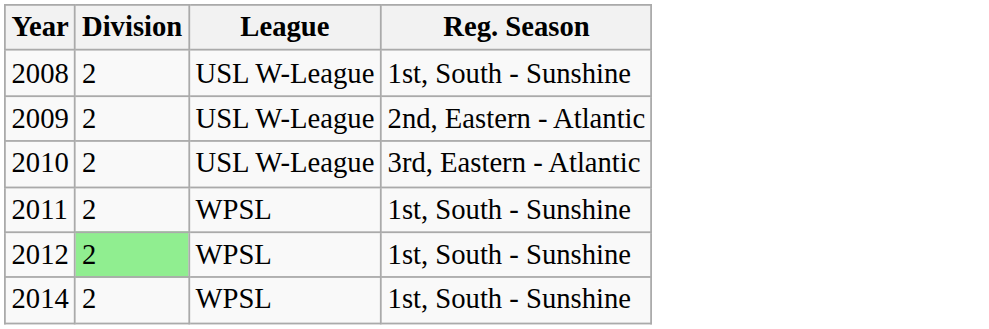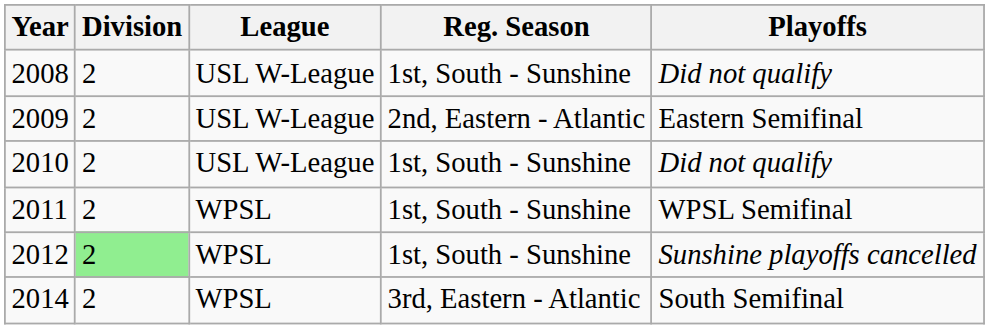+ column: (818, 27)
(514, 163) 3rd, Eastern - Atlantic -> (509, 163) 1st, South - Sunshine
(509, 299) 1st, South - Sunshine -> (514, 299) 3rd, Eastern - Atlantic
